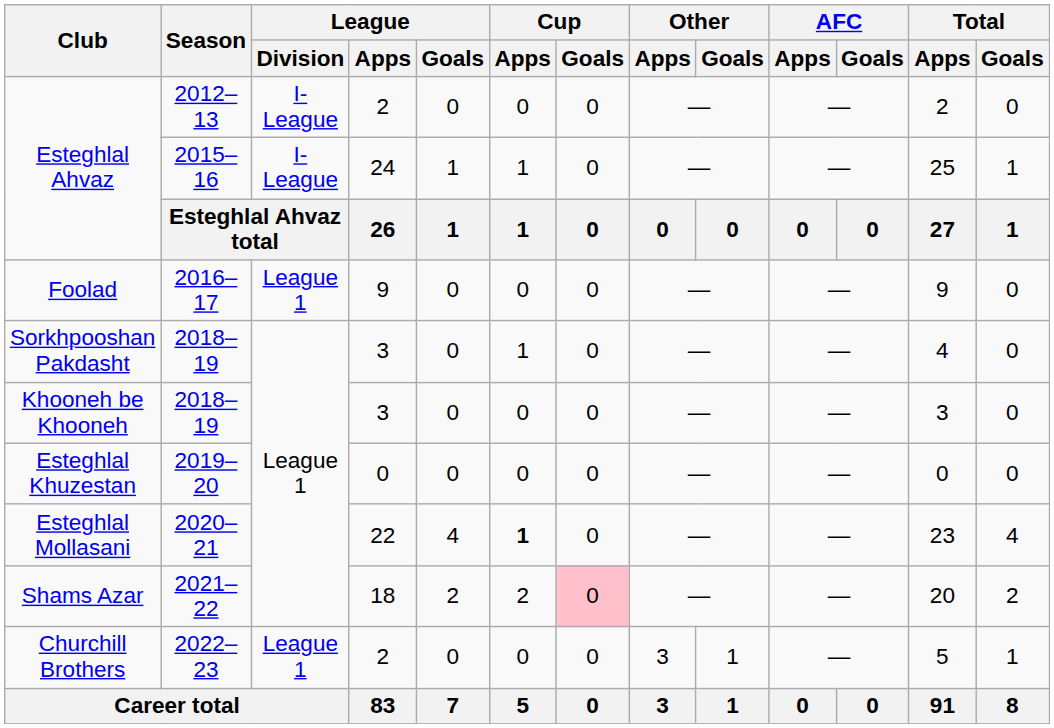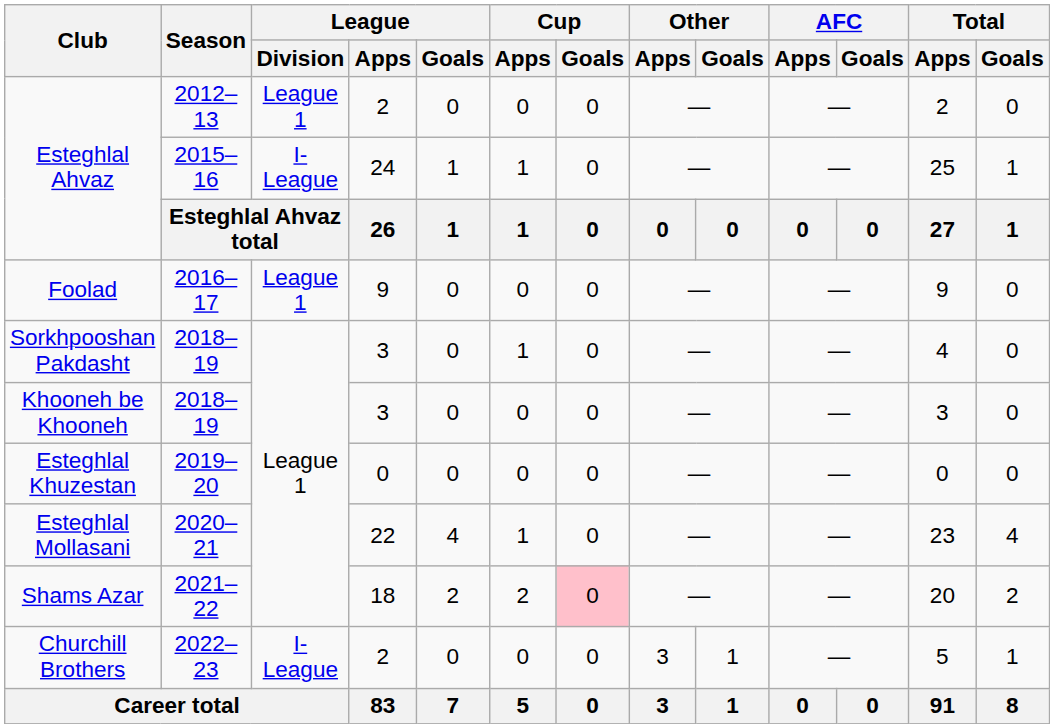(300, 106) I-League -> (300, 106) League 1
(523, 534) bold -> (523, 534) normal
(300, 657) League 1 -> (300, 657) I-League
